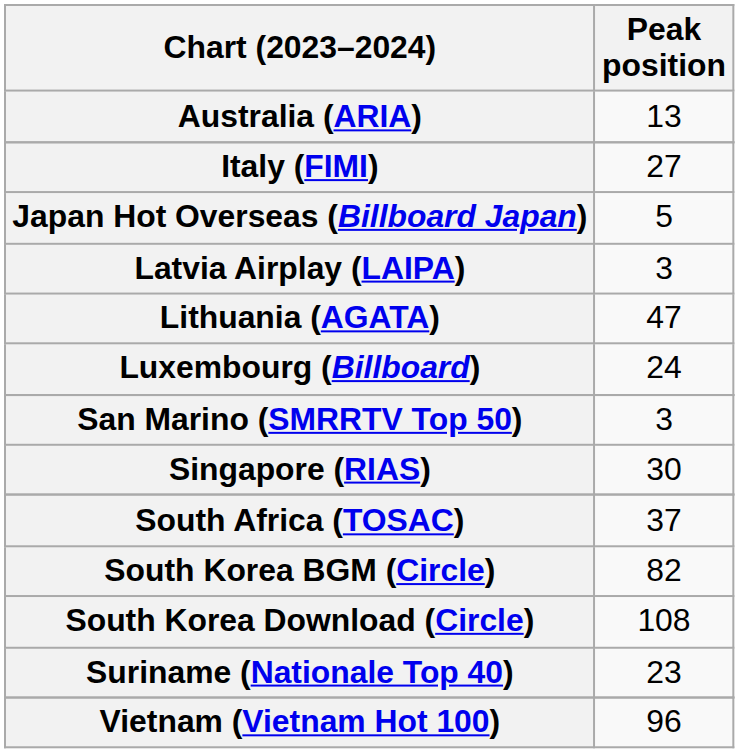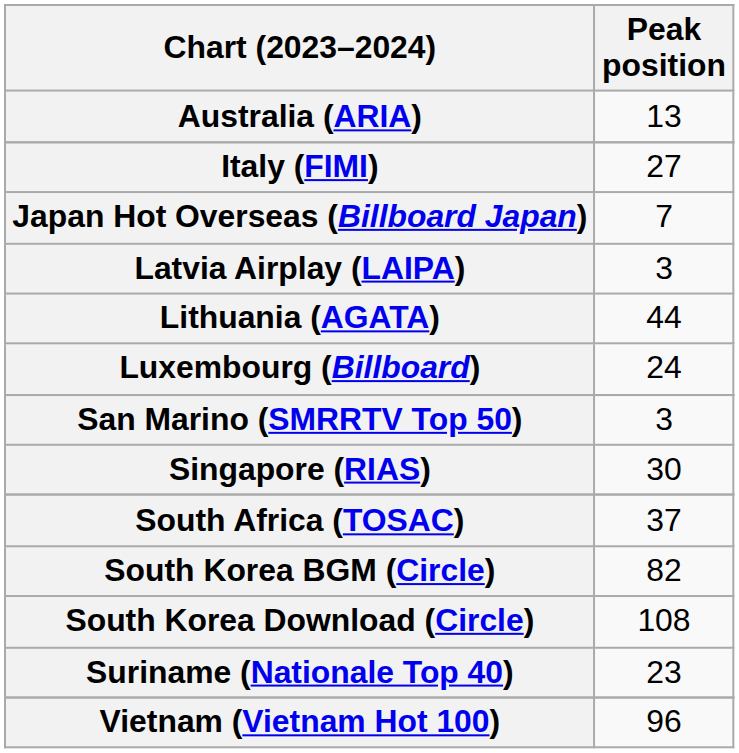(664, 217) 5 -> (664, 217) 7
(664, 318) 47 -> (664, 318) 44
